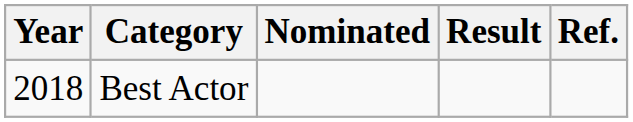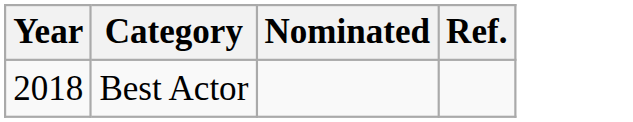- column: (494, 32)
